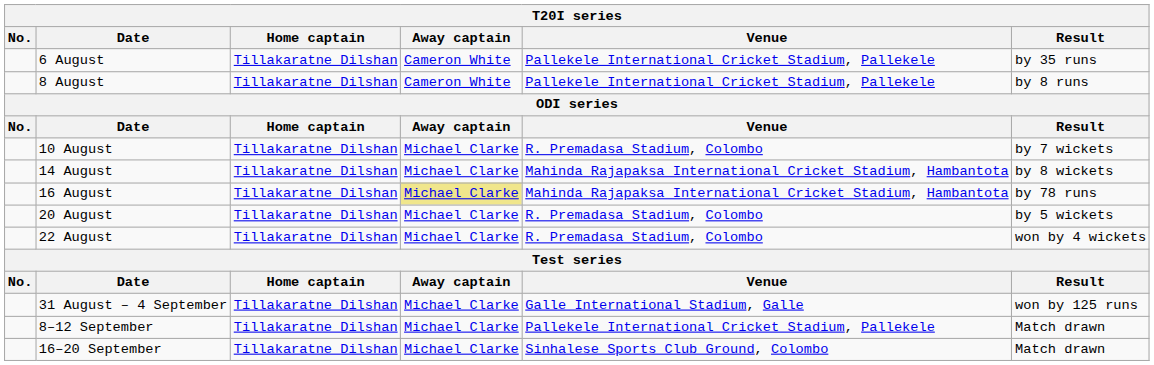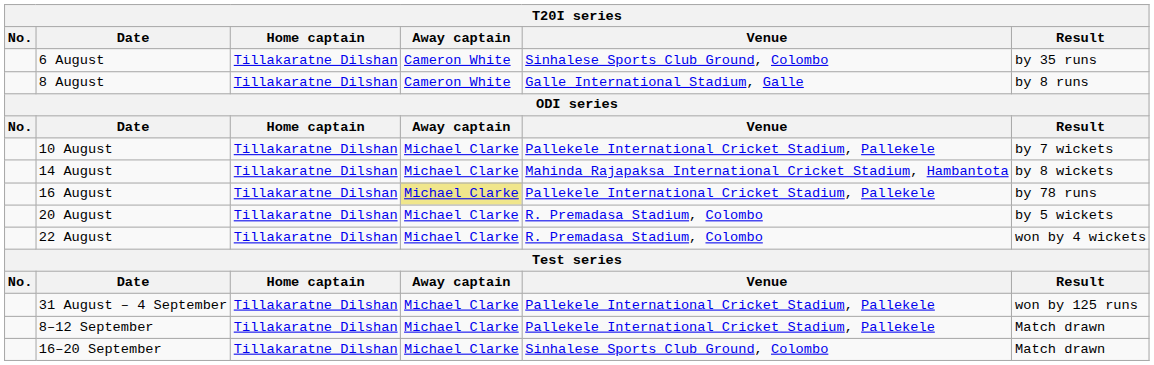(730, 60) Pallekele International Cricket Stadium, Pallekele -> (677, 60) Sinhalese Sports Club Ground, Colombo
(730, 82) Pallekele International Cricket Stadium, Pallekele -> (665, 82) Galle International Stadium, Galle
(644, 149) R. Premadasa Stadium, Colombo -> (730, 149) Pallekele International Cricket Stadium, Pallekele
(767, 194) Mahinda Rajapaksa International Cricket Stadium, Hambantota -> (730, 194) Pallekele International Cricket Stadium, Pallekele
(665, 305) Galle International Stadium, Galle -> (730, 305) Pallekele International Cricket Stadium, Pallekele
